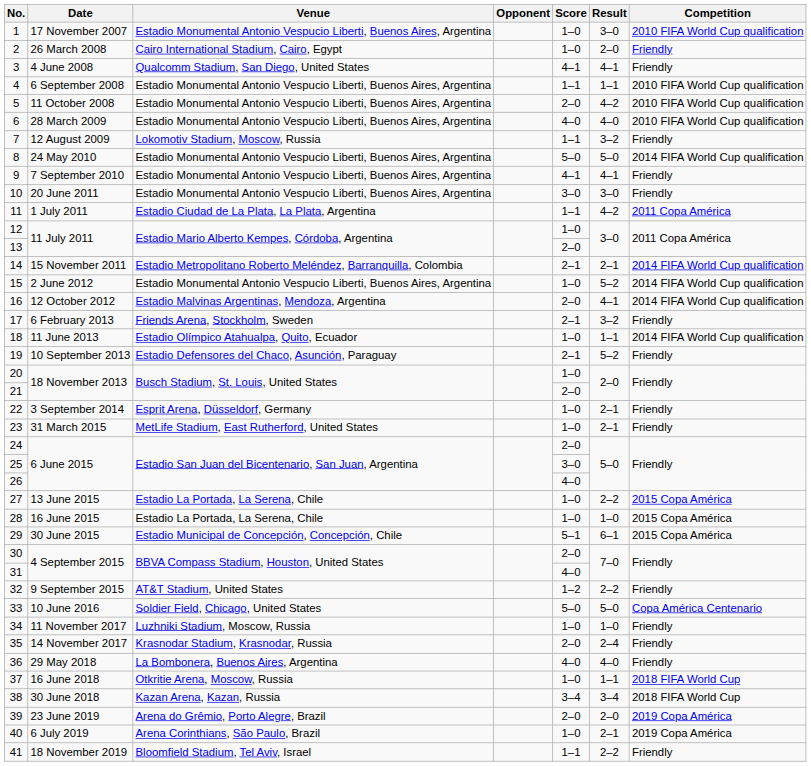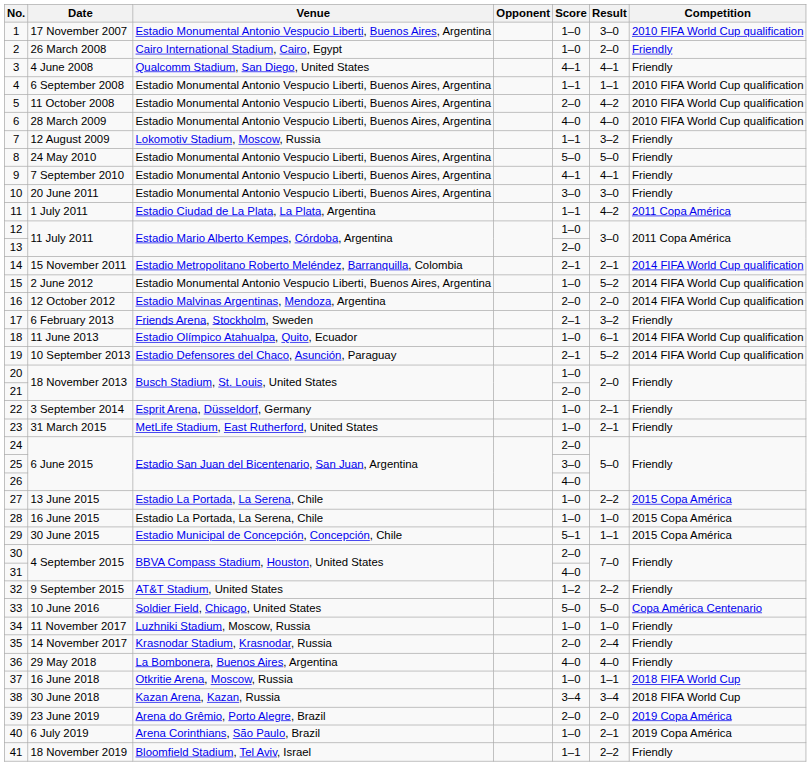(718, 157) 2014 FIFA World Cup qualification -> (652, 157) Friendly
(609, 301) 4–1 -> (609, 301) 2–0
(609, 337) 1–1 -> (609, 337) 6–1
(652, 355) Friendly -> (718, 355) 2014 FIFA World Cup qualification
(609, 535) 6–1 -> (609, 535) 1–1
